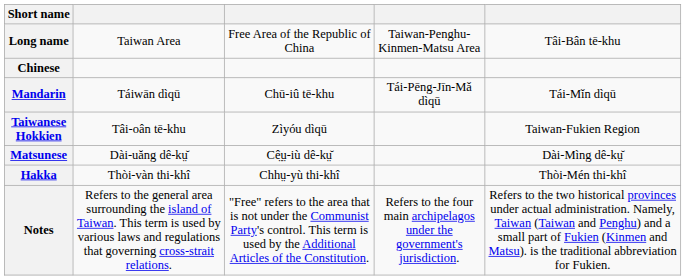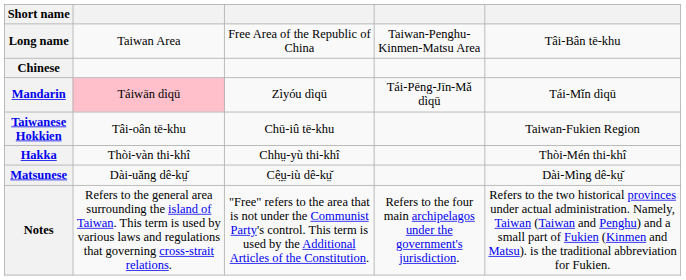(149, 94) no background -> (149, 94) pink background
(299, 94) Chū-iû tē-khu -> (299, 94) Zìyóu dìqū
(299, 128) Zìyóu dìqū -> (299, 128) Chū-iû tē-khu
rows swapped: (39, 175) <-> (39, 155)
